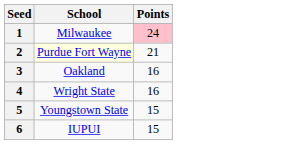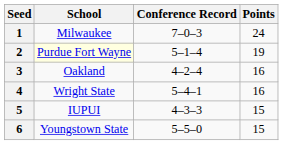+ column: (187, 14)
(153, 33) pink background -> (259, 33) no background
(153, 52) 21 -> (259, 52) 19
(84, 110) Youngstown State -> (84, 110) IUPUI
(84, 129) IUPUI -> (84, 129) Youngstown State
